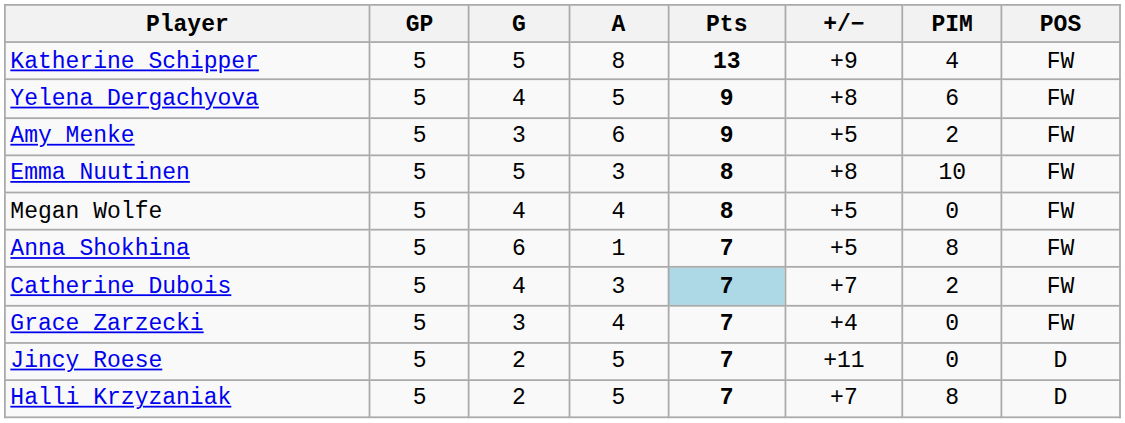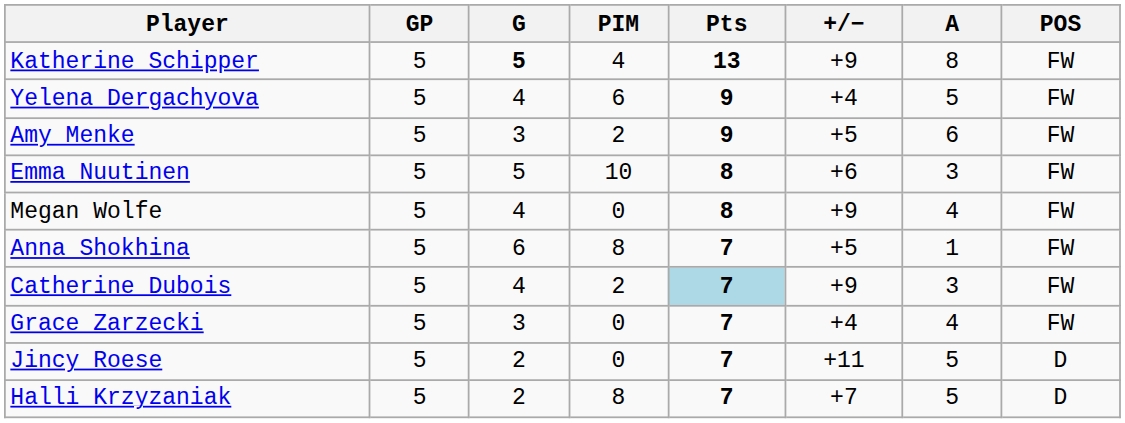columns swapped: (618, 24) <-> (952, 24)
(519, 61) normal -> (519, 61) bold
(844, 99) +8 -> (844, 99) +4
(844, 174) +8 -> (844, 174) +6
(844, 211) +5 -> (844, 211) +9
(844, 286) +7 -> (844, 286) +9
